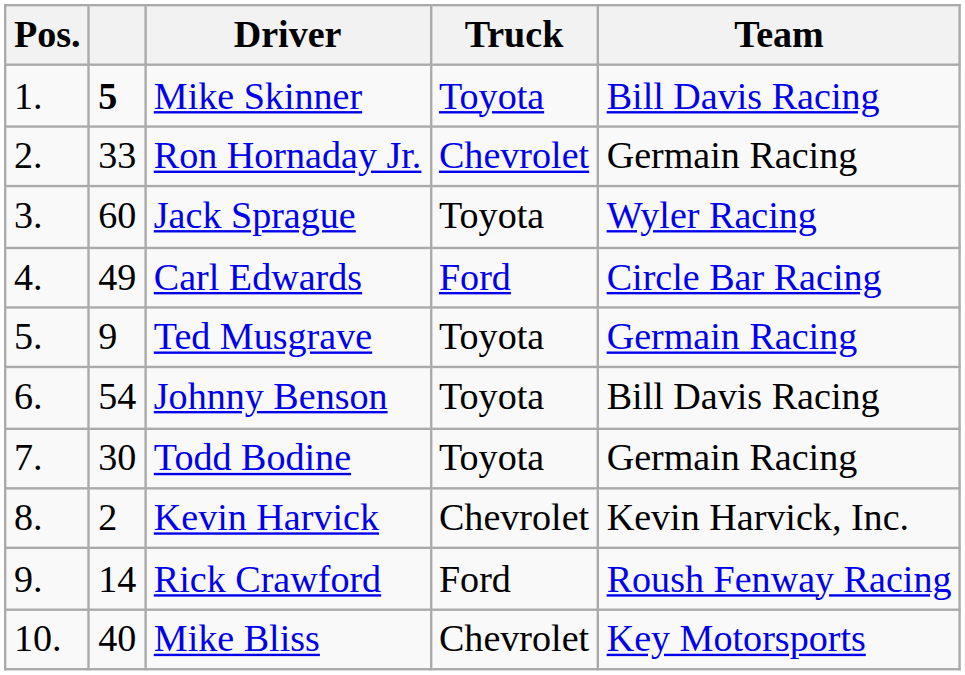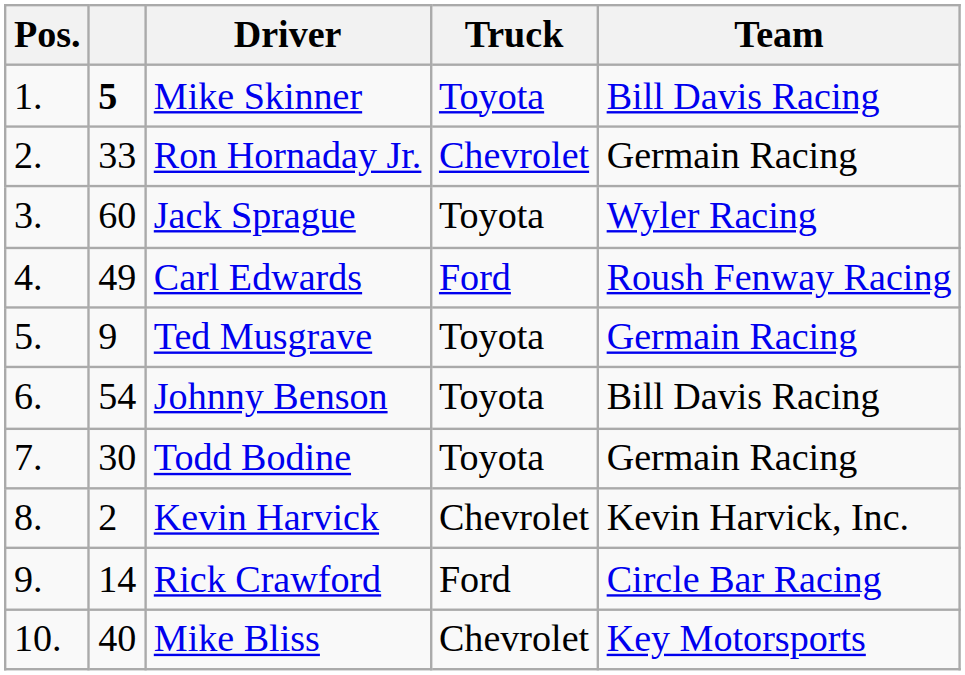(744, 276) Circle Bar Racing -> (779, 276) Roush Fenway Racing
(779, 578) Roush Fenway Racing -> (744, 578) Circle Bar Racing
